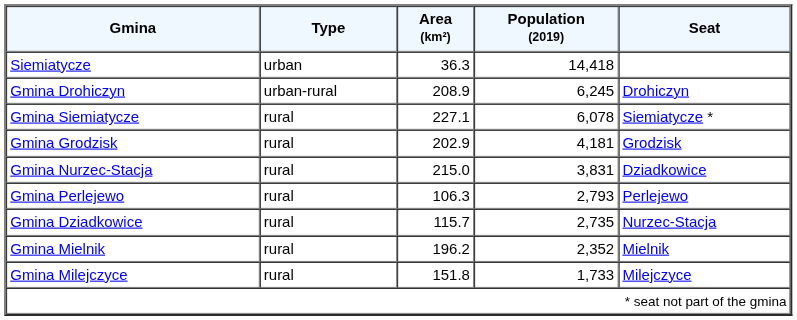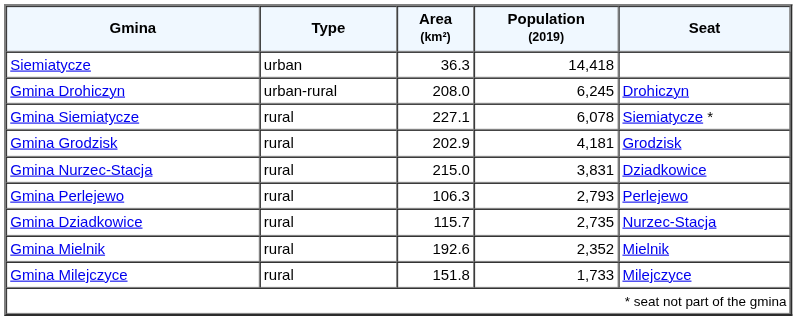(451, 90) 208.9 -> (451, 90) 208.0
(451, 248) 196.2 -> (451, 248) 192.6
